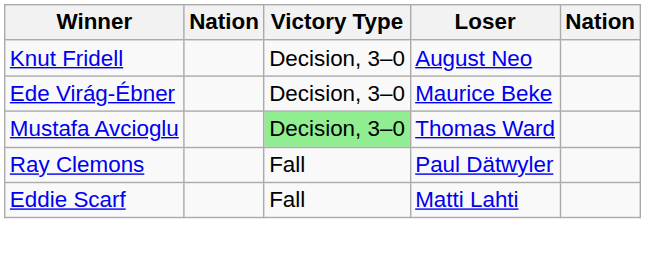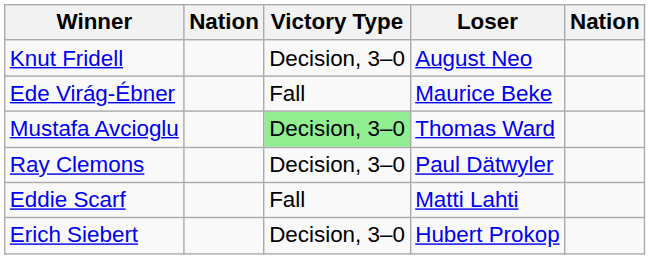(337, 93) Decision, 3–0 -> (287, 93) Fall
(287, 164) Fall -> (337, 164) Decision, 3–0
+ row: (74, 235)
